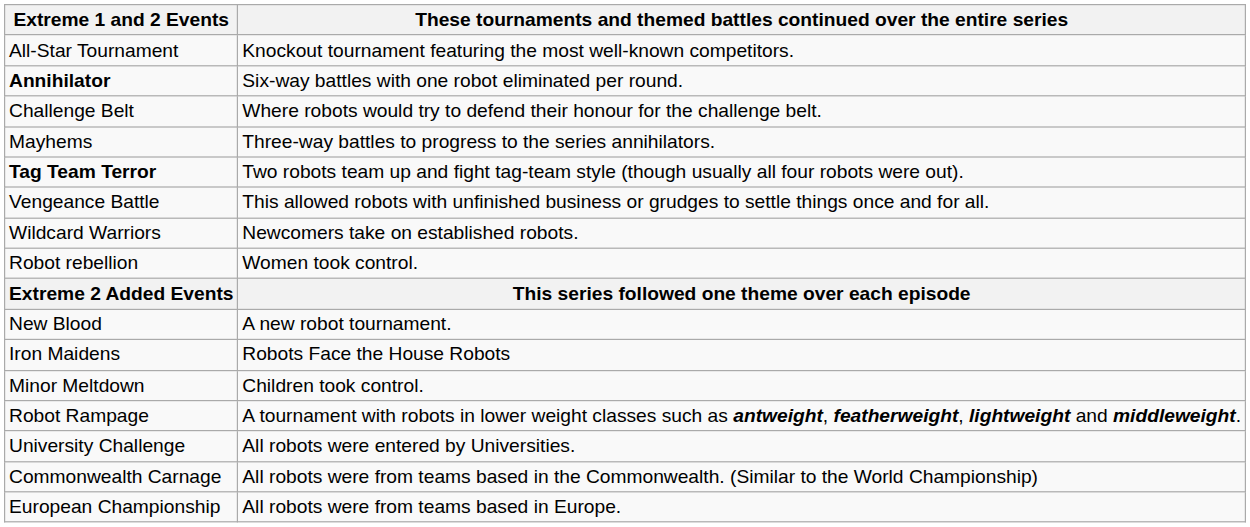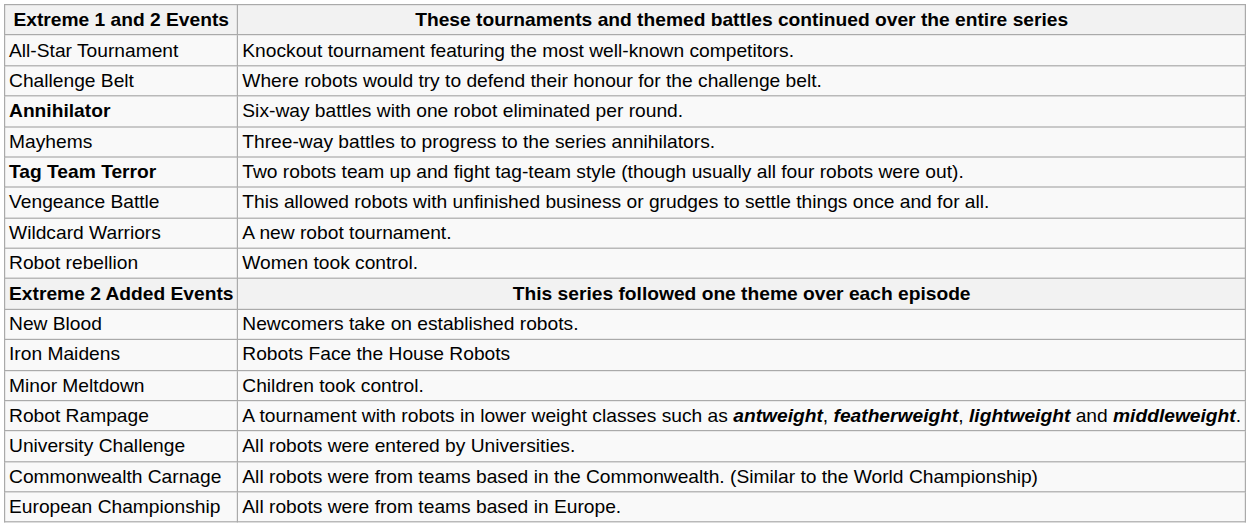rows swapped: (60, 80) <-> (71, 111)
(410, 232) Newcomers take on established robots. -> (347, 232) A new robot tournament.
(347, 324) A new robot tournament. -> (410, 324) Newcomers take on established robots.
